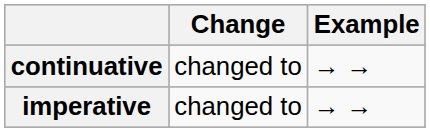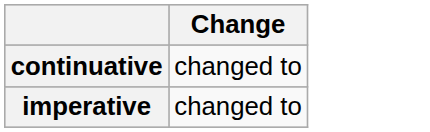- column: (367, 24)
